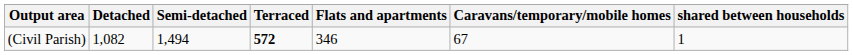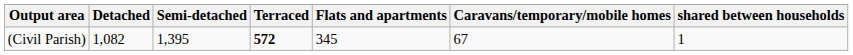(173, 38) 1,494 -> (173, 38) 1,395
(327, 38) 346 -> (327, 38) 345
